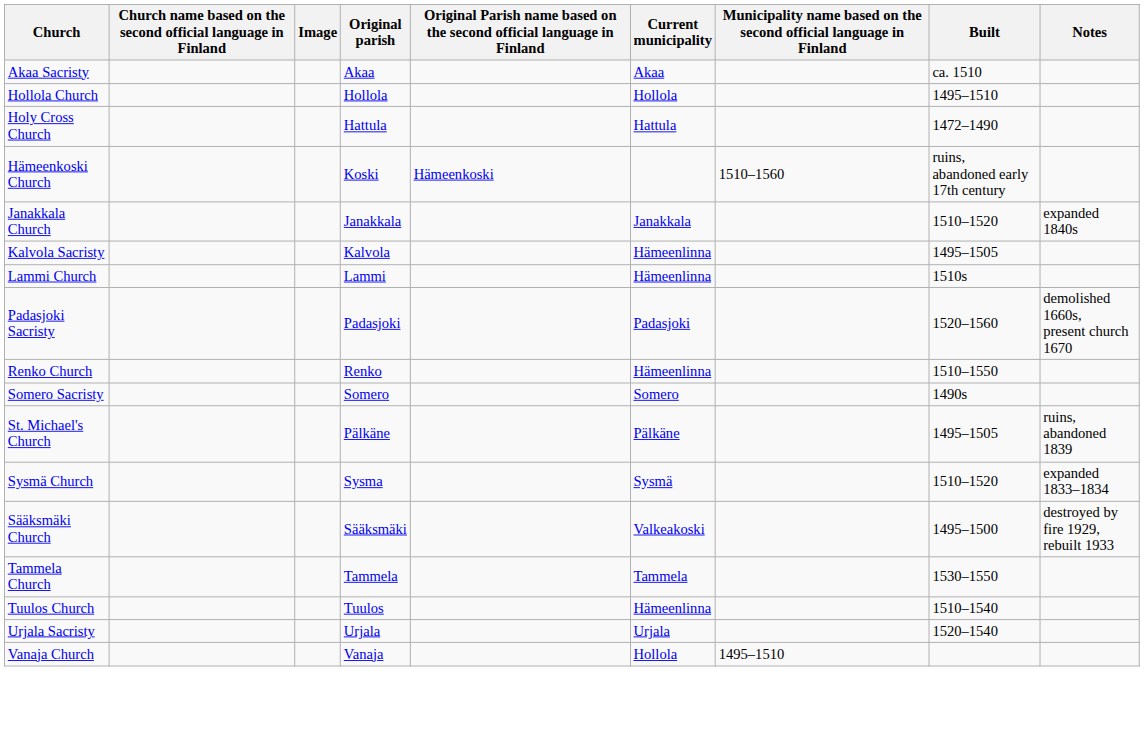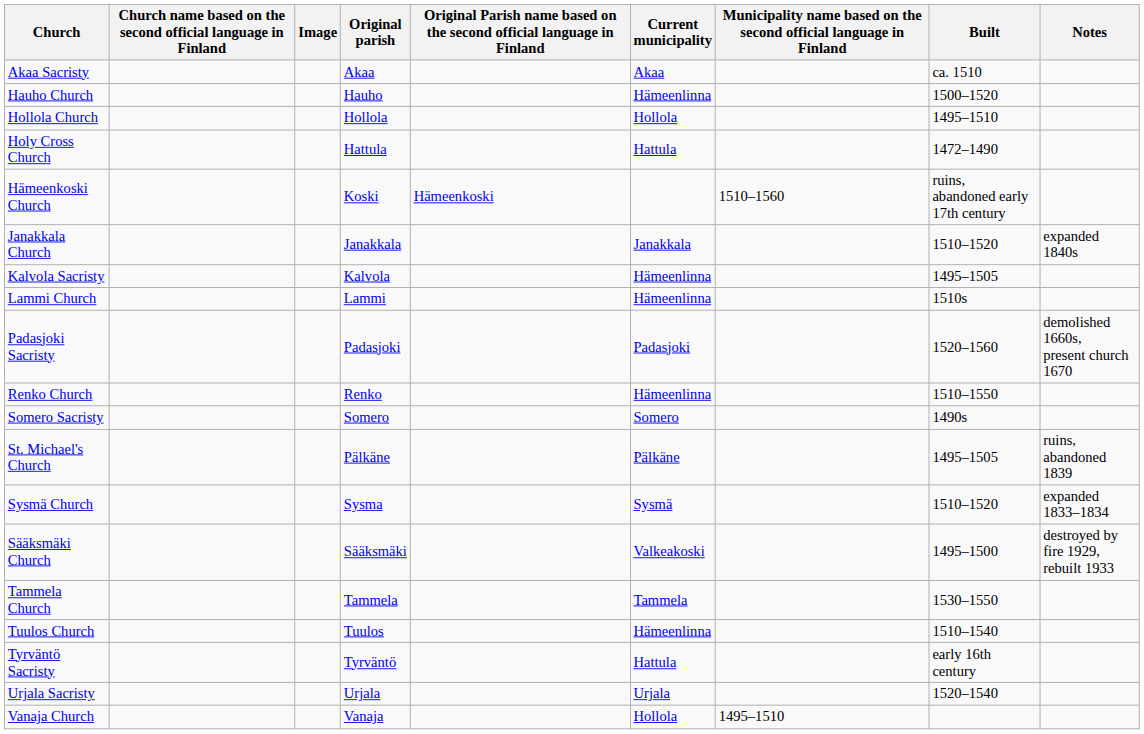+ row: (50, 94)
+ row: (34, 662)
